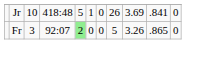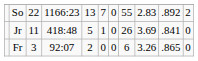+ row: (18, 13)
(32, 13) 10 -> (34, 30) 11
(80, 30) lightgreen background -> (90, 47) no background
(114, 30) 5 -> (127, 47) 6
